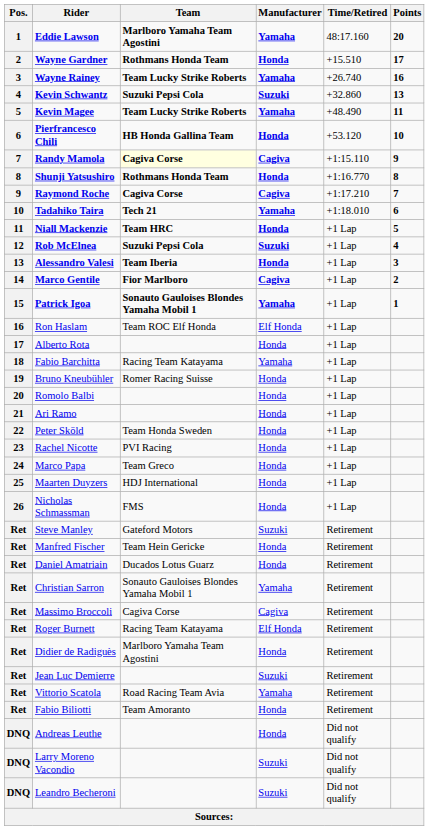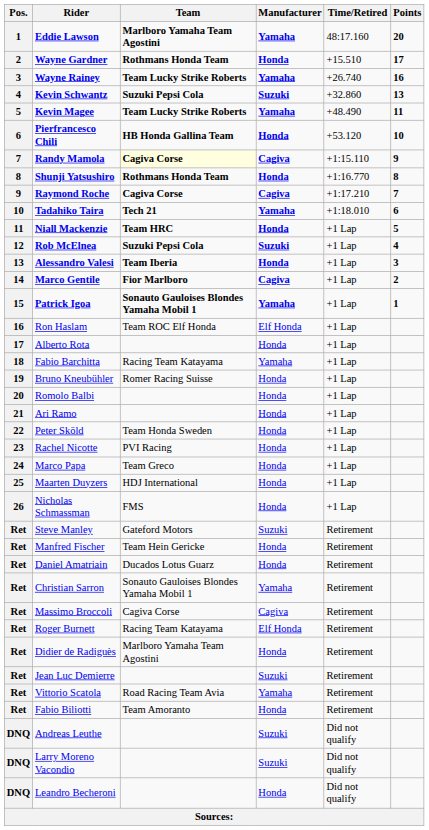(272, 733) Honda -> (273, 733) Suzuki
(273, 793) Suzuki -> (272, 793) Honda
